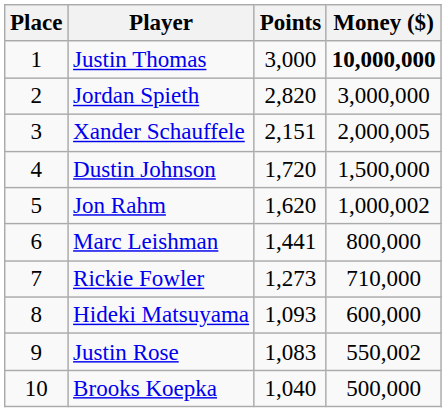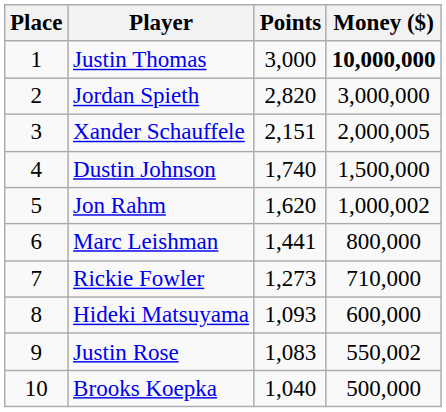(290, 168) 1,720 -> (290, 168) 1,740
